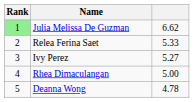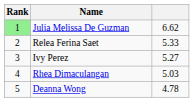(170, 74) 5.00 -> (170, 74) 5.03
